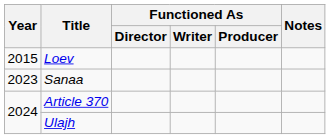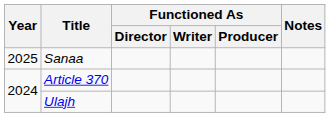- row: (59, 58)
(23, 79) 2023 -> (23, 58) 2025
